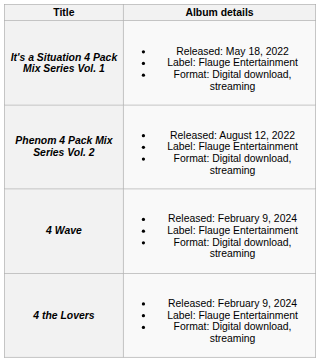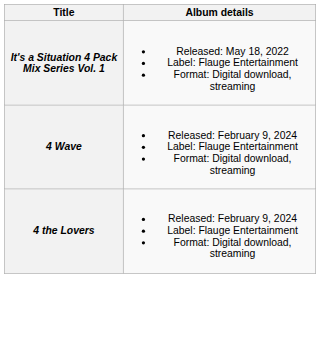- row: (64, 147)
